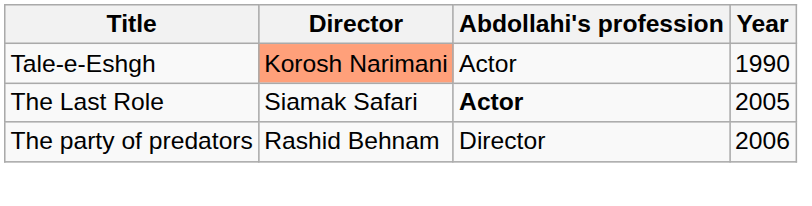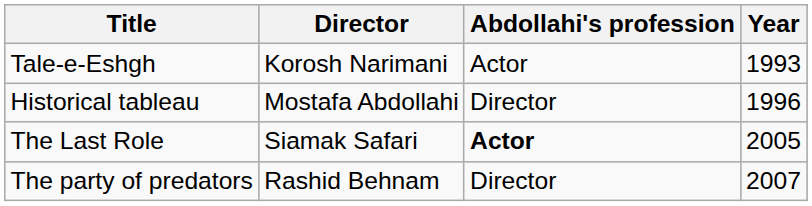(356, 63) lightsalmon background -> (356, 63) no background
(762, 63) 1990 -> (773, 63) 1993
+ row: (105, 102)
(762, 141) 2006 -> (773, 180) 2007
